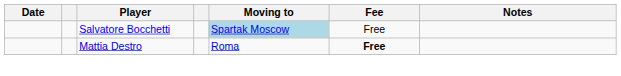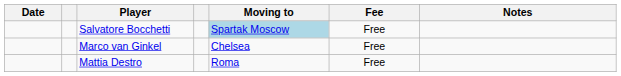+ row: (120, 46)
(374, 46) bold -> (374, 63) normal
